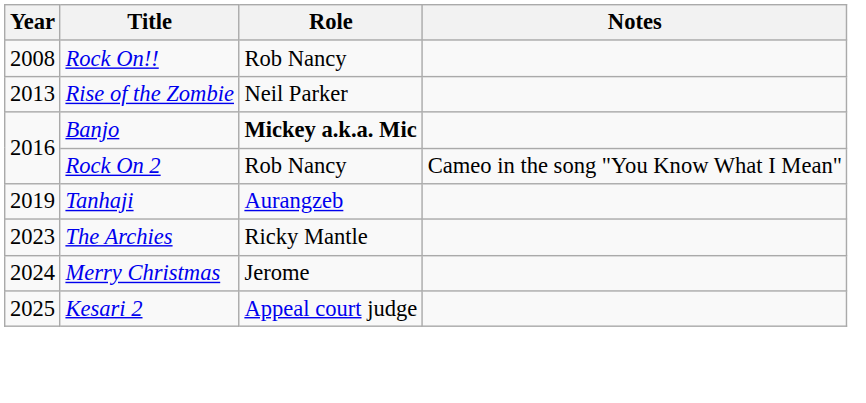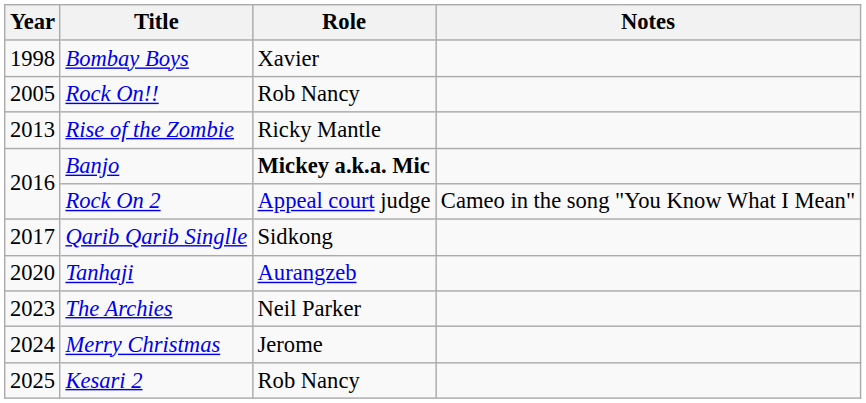+ row: (127, 58)
(32, 58) 2008 -> (32, 93) 2005
(296, 93) Neil Parker -> (319, 129) Ricky Mantle
(295, 165) Rob Nancy -> (344, 201) Appeal court judge
+ row: (156, 237)
(32, 201) 2019 -> (32, 272) 2020
(306, 237) Ricky Mantle -> (309, 308) Neil Parker
(331, 308) Appeal court judge -> (309, 380) Rob Nancy
